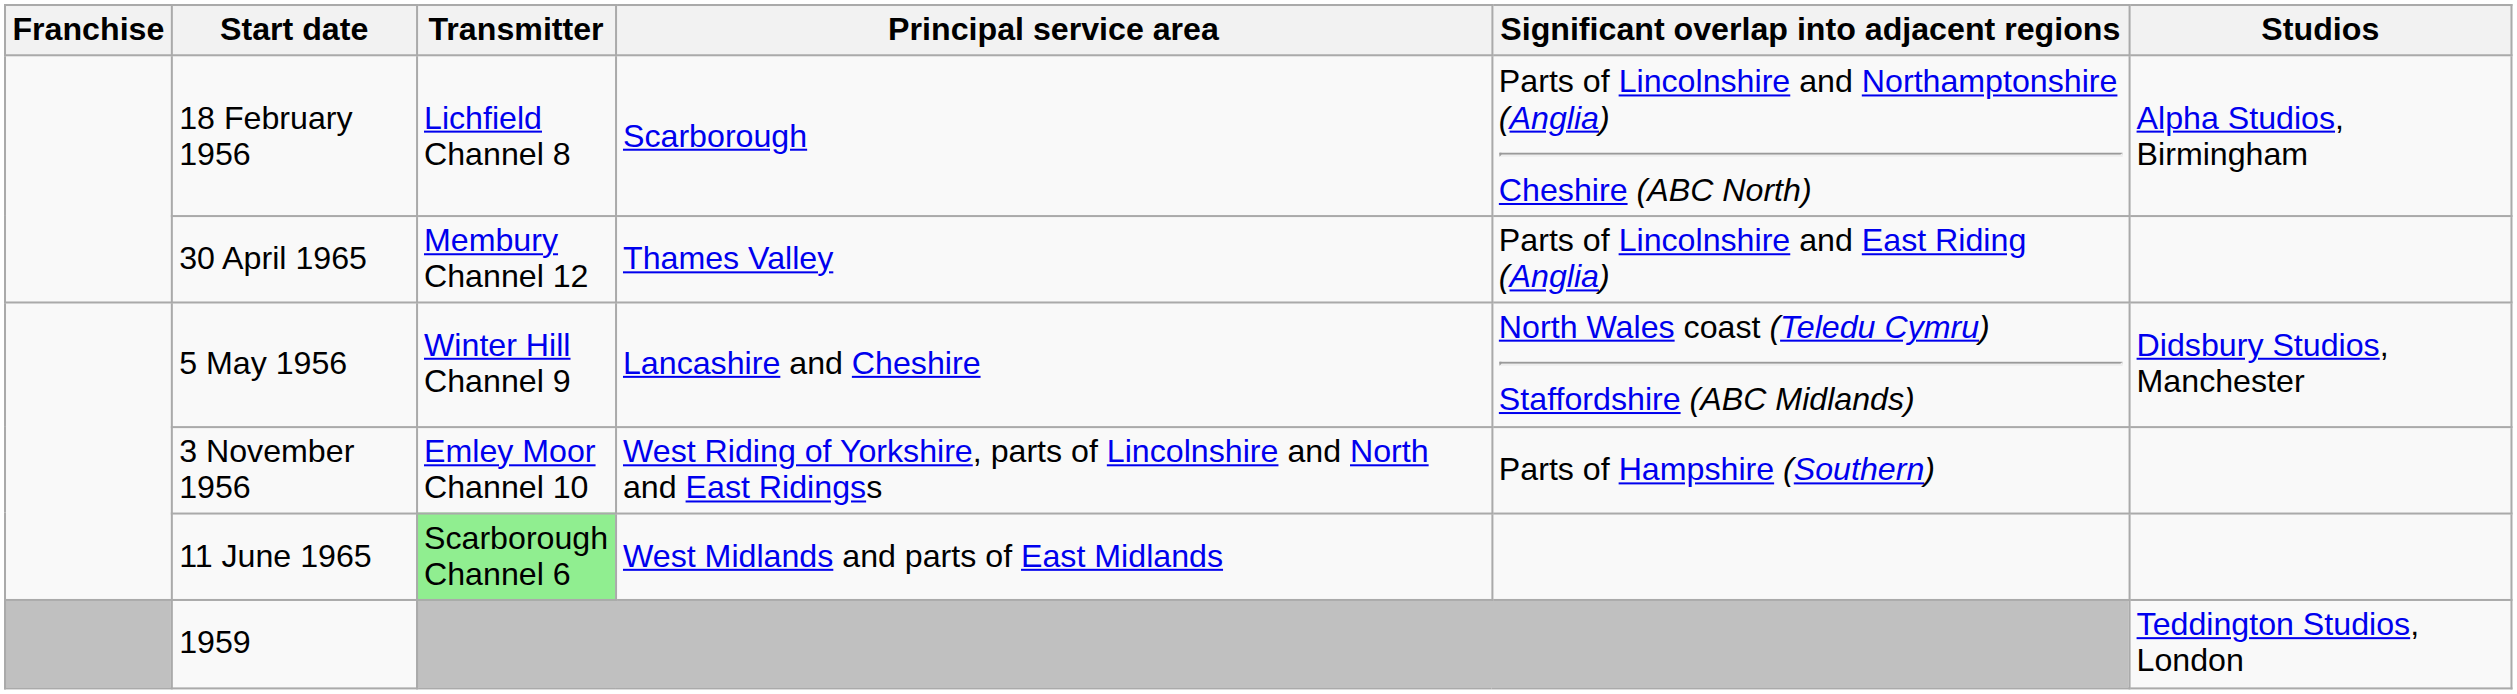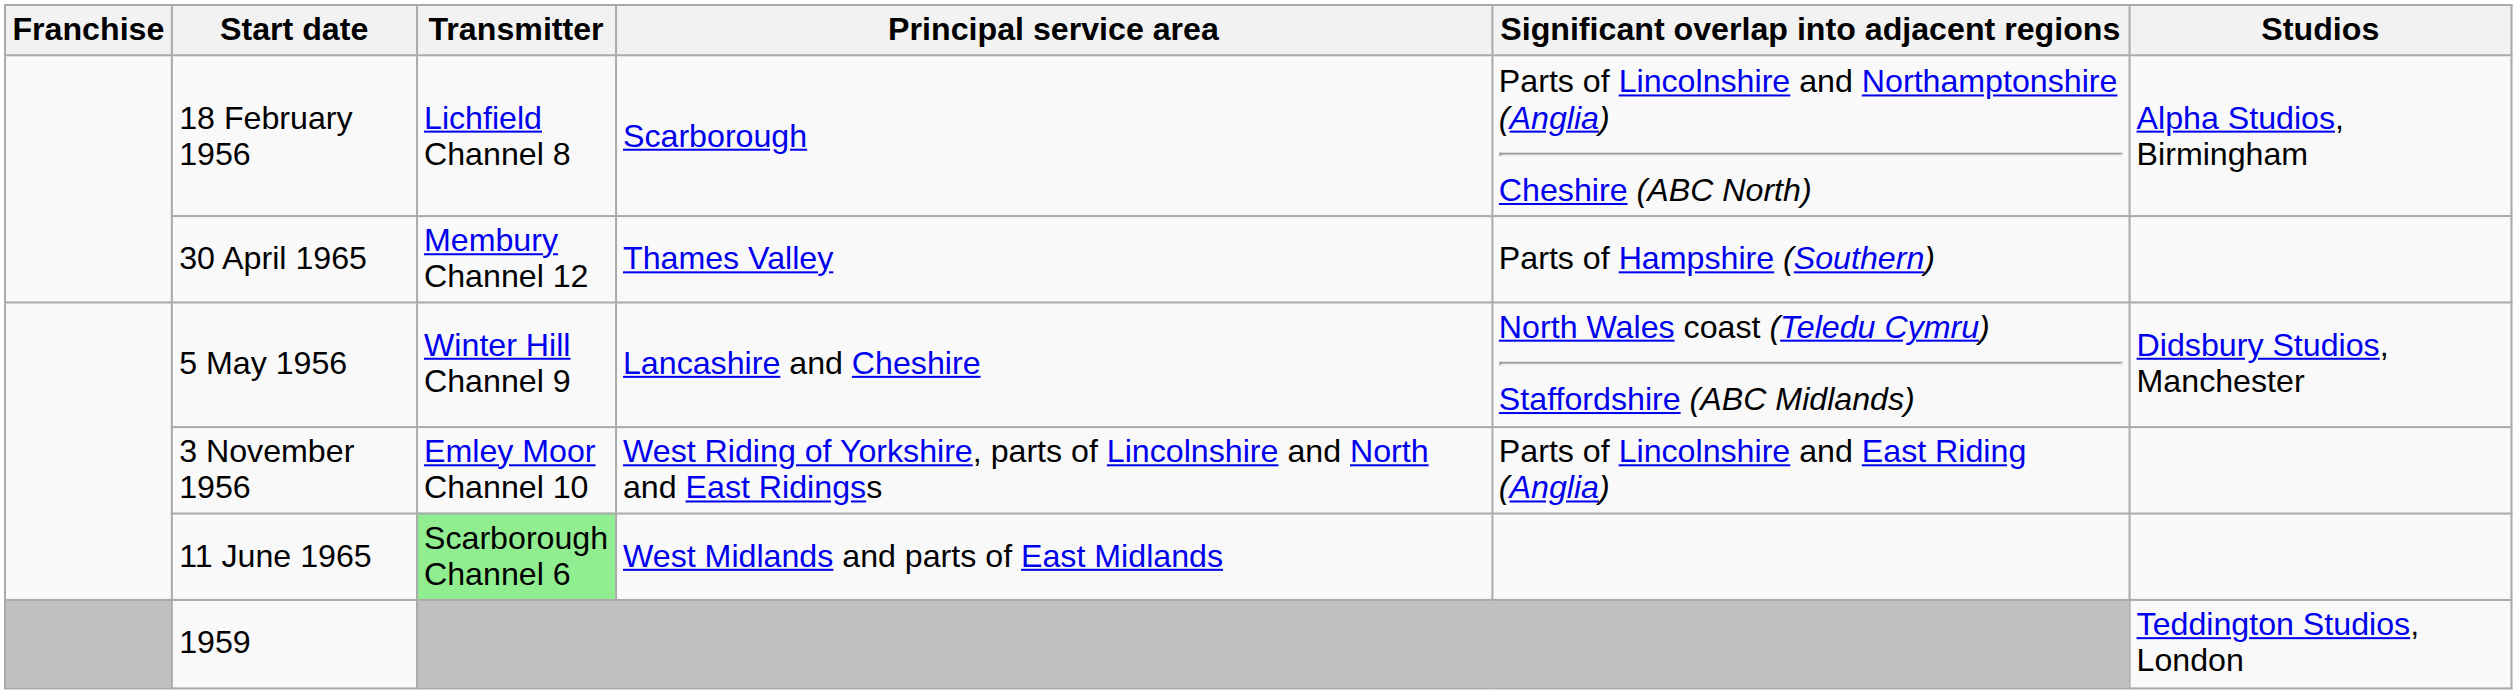(1763, 258) Parts of Lincolnshire and East Riding (Anglia) -> (1717, 258) Parts of Hampshire (Southern)
(1717, 469) Parts of Hampshire (Southern) -> (1763, 469) Parts of Lincolnshire and East Riding (Anglia)
